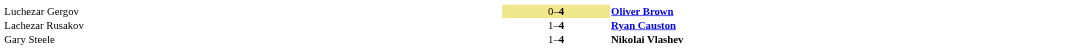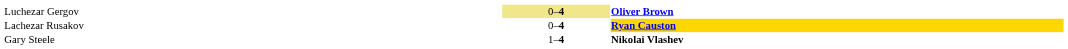(556, 25) 1–4 -> (556, 25) 0–4
(644, 25) no background -> (644, 25) gold background
